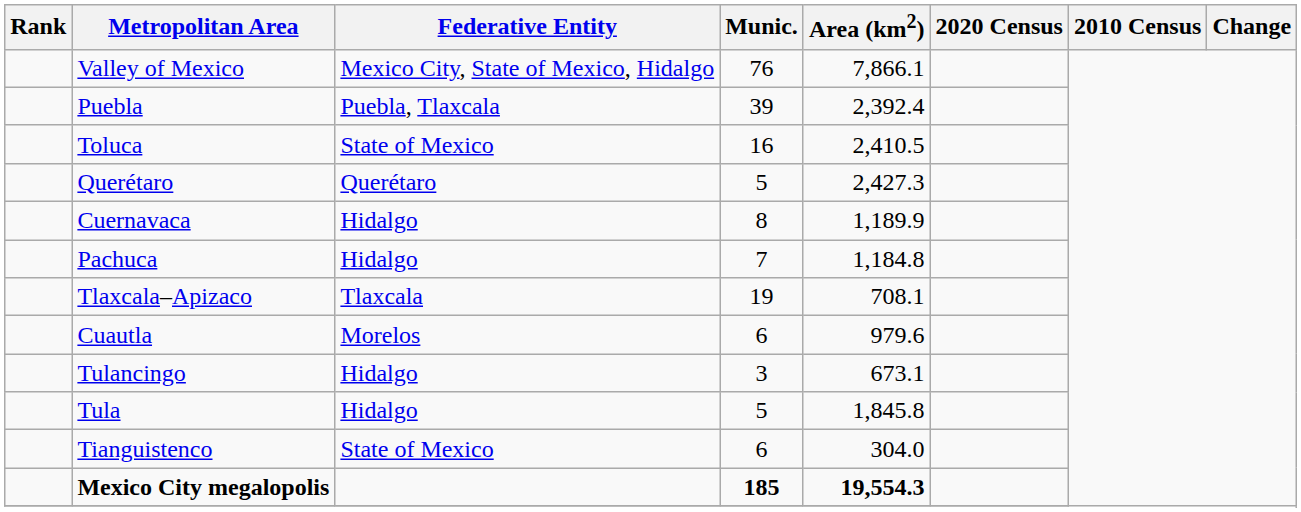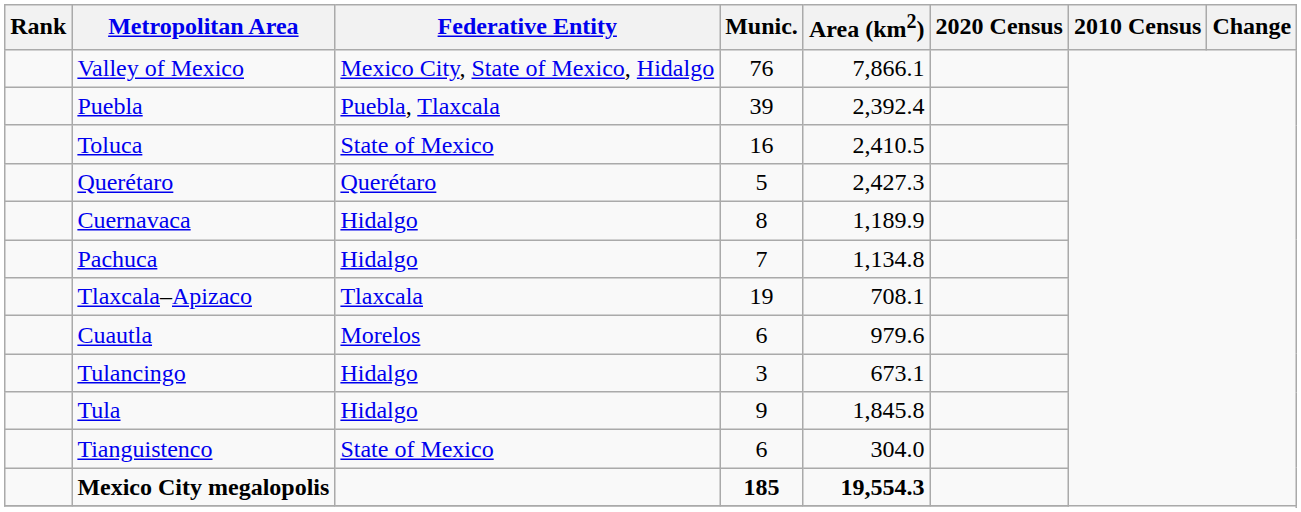(888, 258) 1,184.8 -> (888, 258) 1,134.8
(762, 410) 5 -> (762, 410) 9
